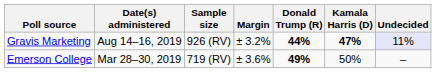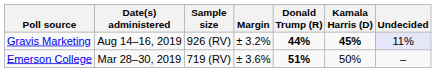(350, 41) 47% -> (350, 41) 45%
(299, 59) 49% -> (299, 59) 51%
